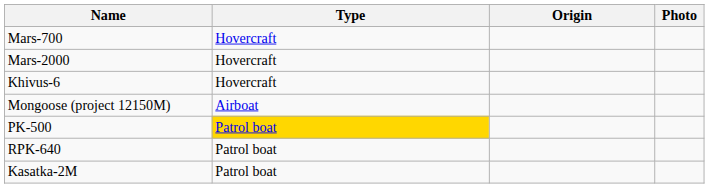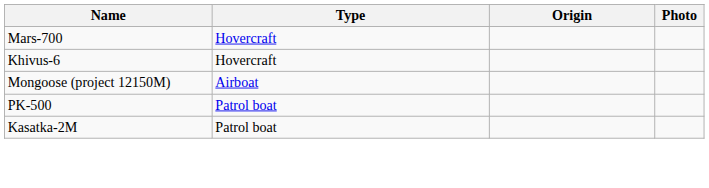- row: (39, 60)
(246, 127) gold background -> (246, 104) no background
- row: (34, 149)
